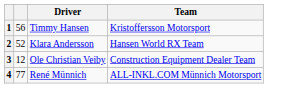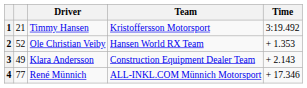+ column: (283, 12)
(21, 28) 56 -> (21, 28) 21
(62, 44) Klara Andersson -> (68, 44) Ole Christian Veiby
(21, 59) 12 -> (21, 59) 49
(68, 59) Ole Christian Veiby -> (62, 59) Klara Andersson
